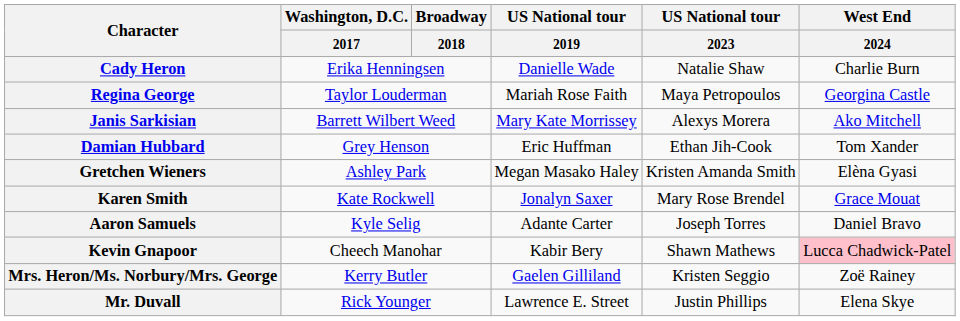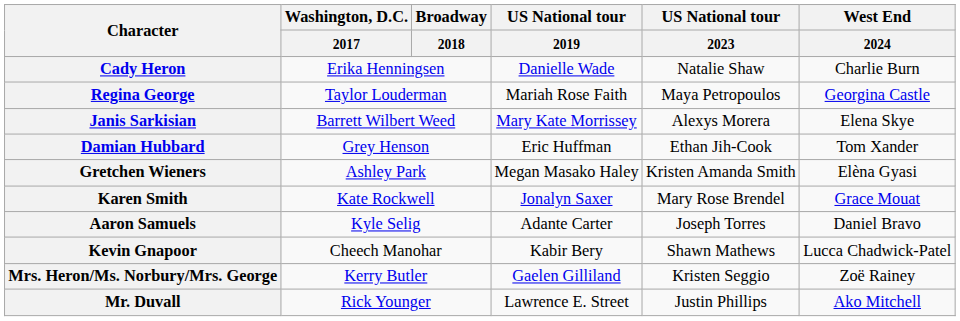(877, 120) Ako Mitchell -> (877, 120) Elena Skye
(877, 250) pink background -> (877, 250) no background
(877, 302) Elena Skye -> (877, 302) Ako Mitchell
